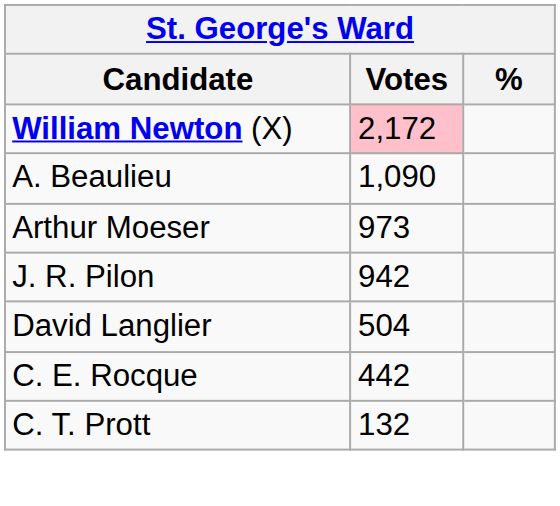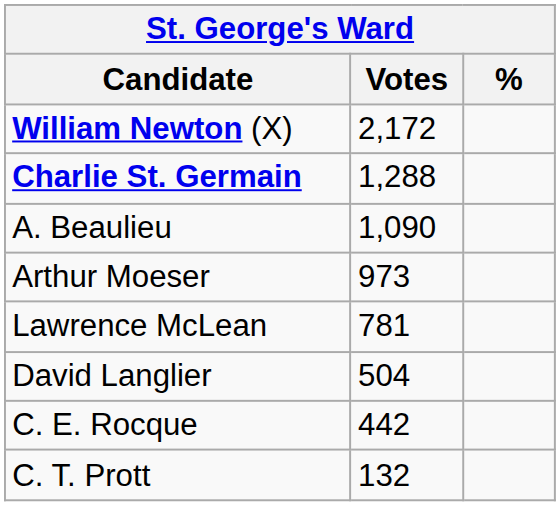(397, 128) pink background -> (397, 128) no background
+ row: (157, 177)
- row: (83, 276)
+ row: (140, 326)
